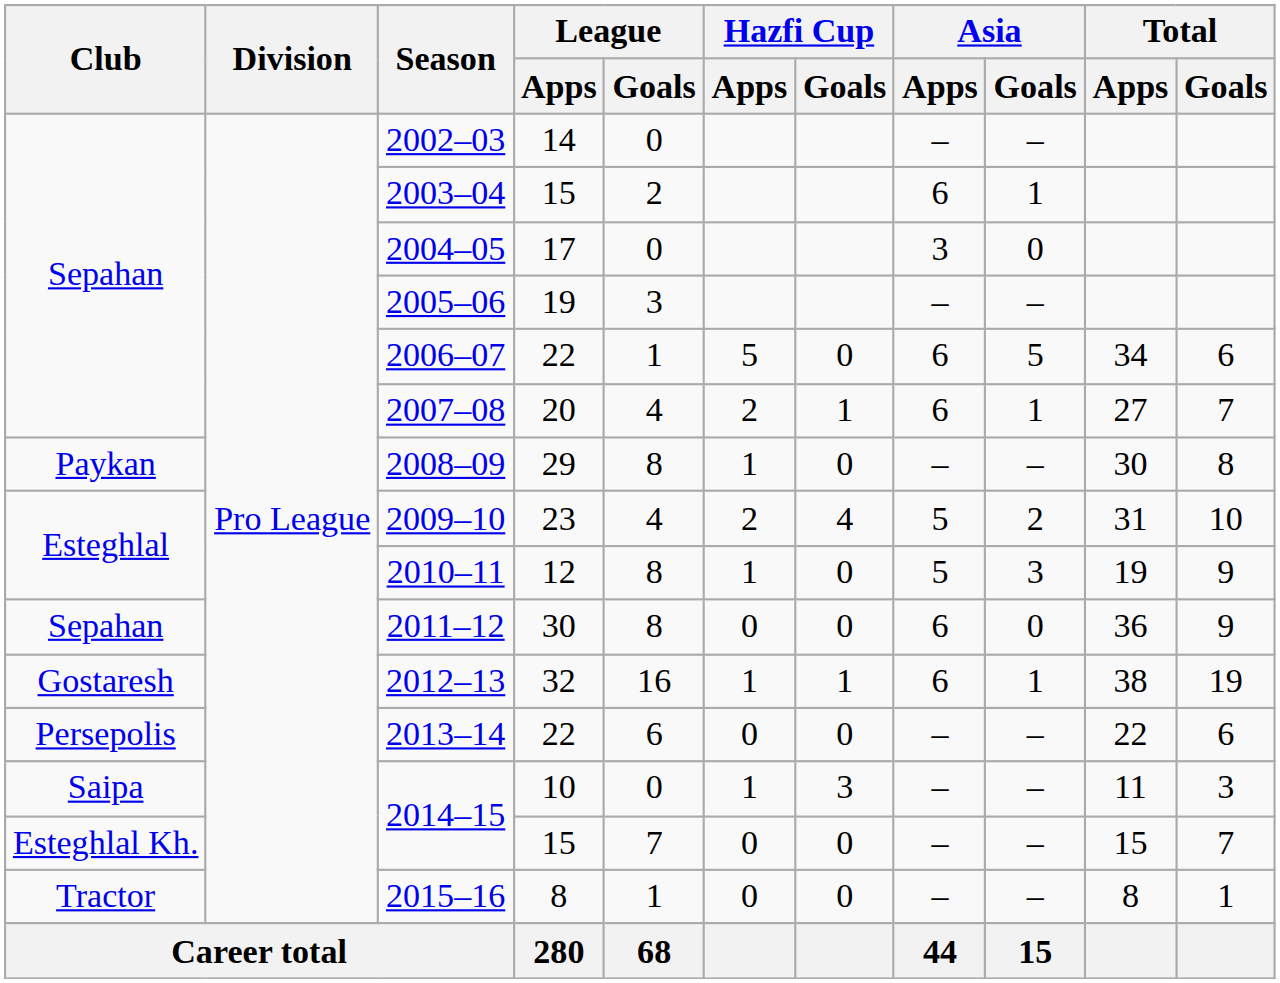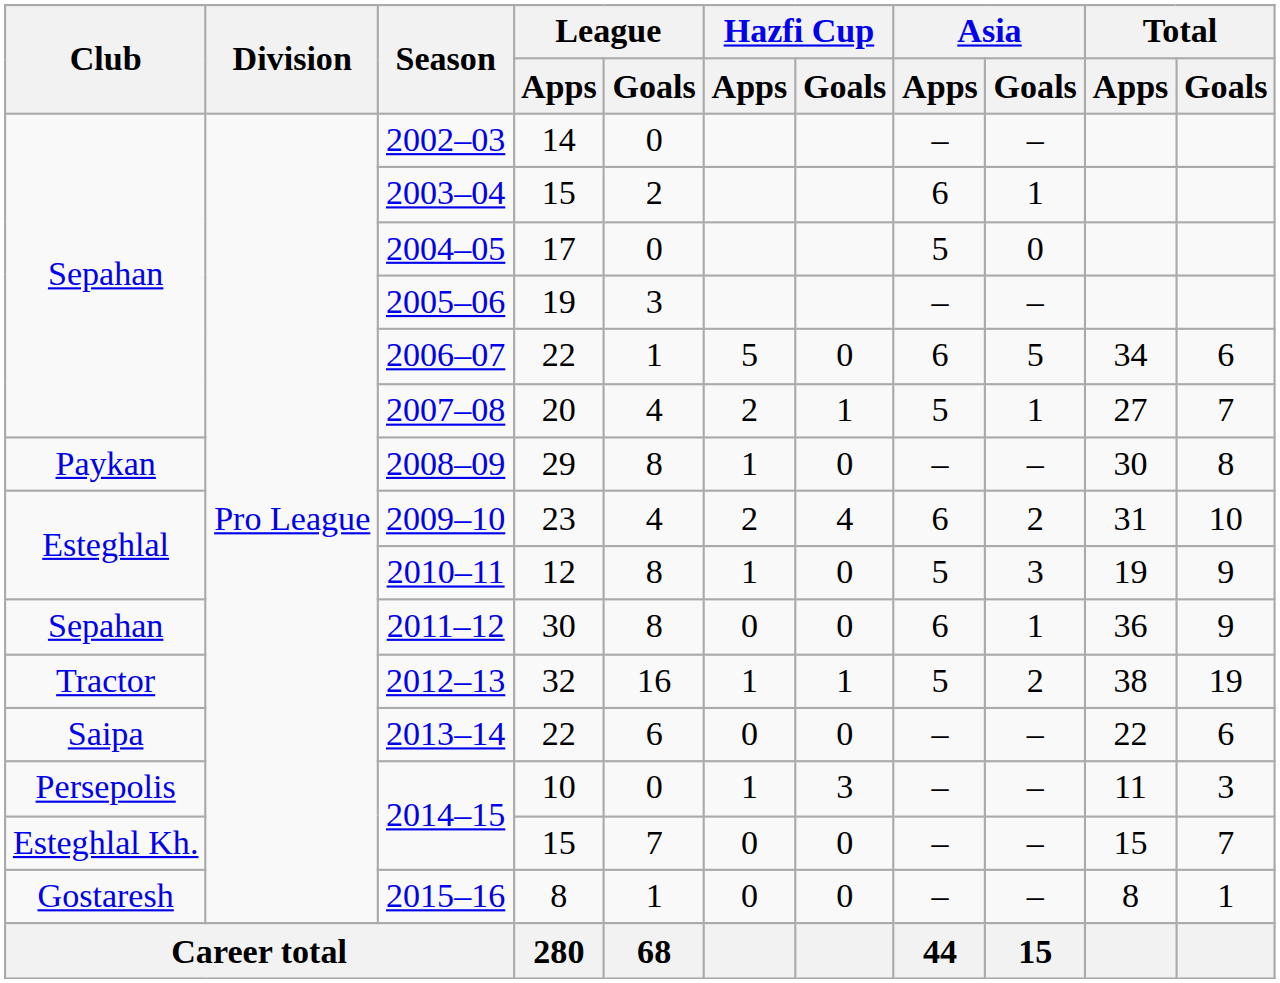(940, 247) 3 -> (940, 247) 5
(940, 409) 6 -> (940, 409) 5
(940, 517) 5 -> (940, 517) 6
(1035, 626) 0 -> (1035, 626) 1
(106, 680) Gostaresh -> (106, 680) Tractor
(940, 680) 6 -> (940, 680) 5
(1035, 680) 1 -> (1035, 680) 2
(106, 734) Persepolis -> (106, 734) Saipa
(106, 788) Saipa -> (106, 788) Persepolis
(106, 896) Tractor -> (106, 896) Gostaresh
